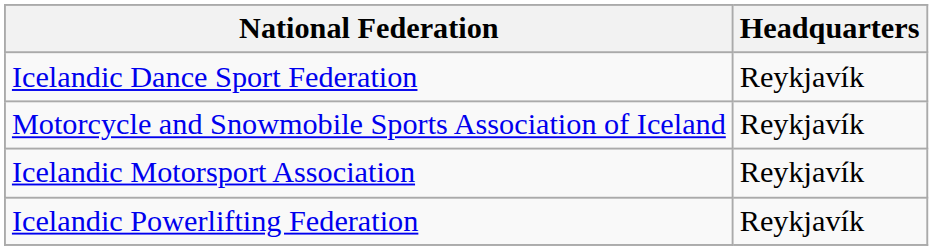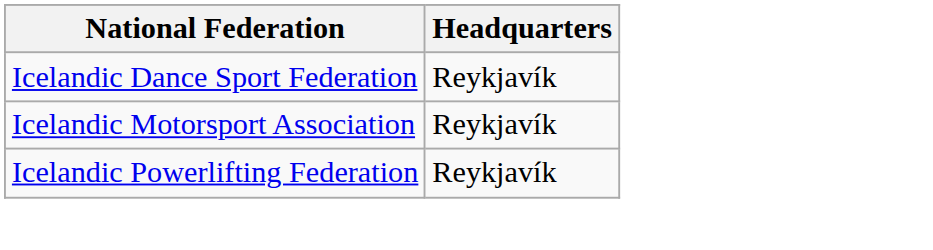- row: (369, 124)
